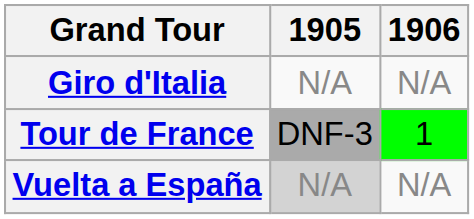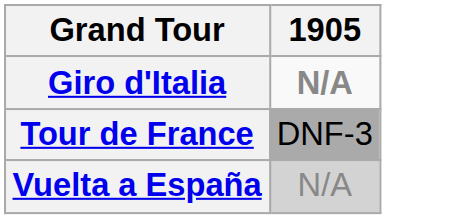- column: (424, 30)
(325, 82) normal -> (325, 82) bold
